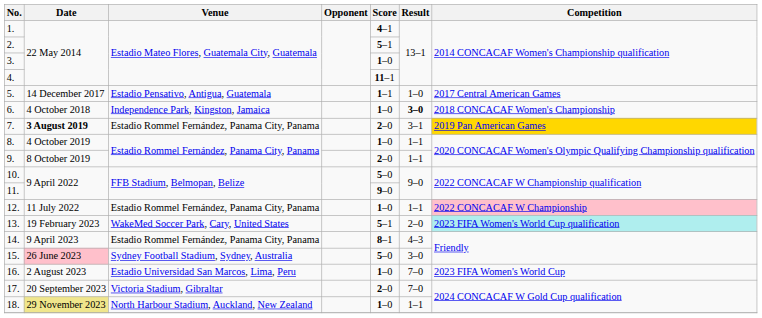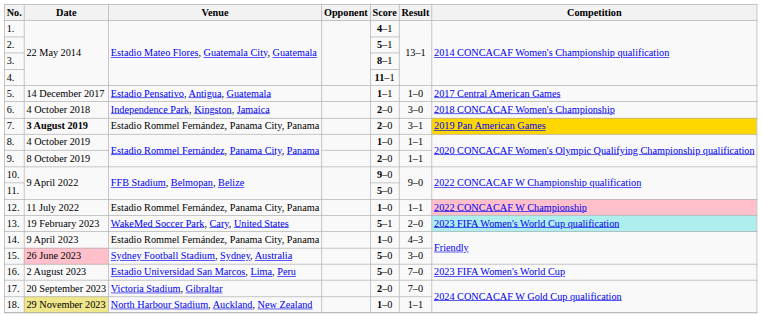(385, 61) 1–0 -> (385, 61) 8–1
(385, 110) 1–0 -> (385, 110) 2–0
(415, 110) bold -> (415, 110) normal
(385, 175) 5–0 -> (385, 175) 9–0
(385, 191) 9–0 -> (385, 191) 5–0
(385, 239) 8–1 -> (385, 239) 1–0
(385, 272) 1–0 -> (385, 272) 5–0
